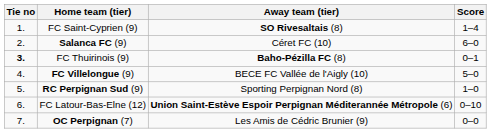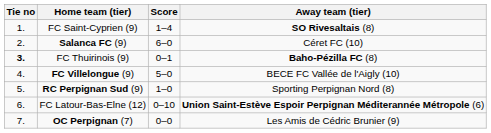columns swapped: (471, 12) <-> (301, 12)
